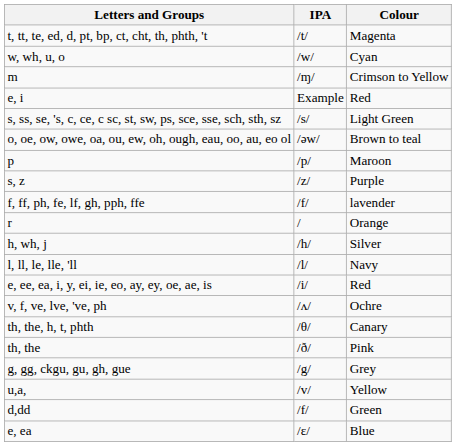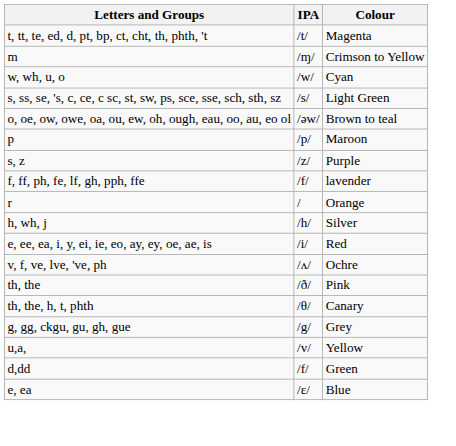rows swapped: (36, 56) <-> (13, 77)
- row: (15, 98)
- row: (42, 264)
rows swapped: (50, 327) <-> (24, 347)
